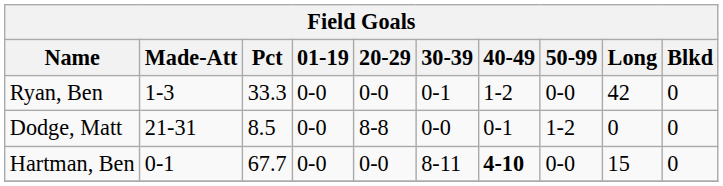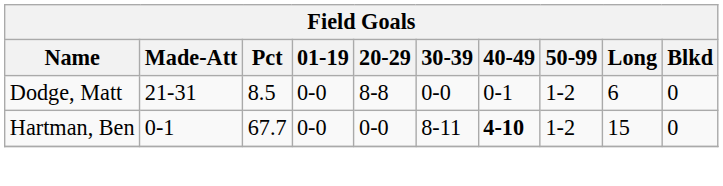- row: (56, 92)
(613, 127) 0 -> (613, 92) 6
(560, 163) 0-0 -> (560, 127) 1-2
